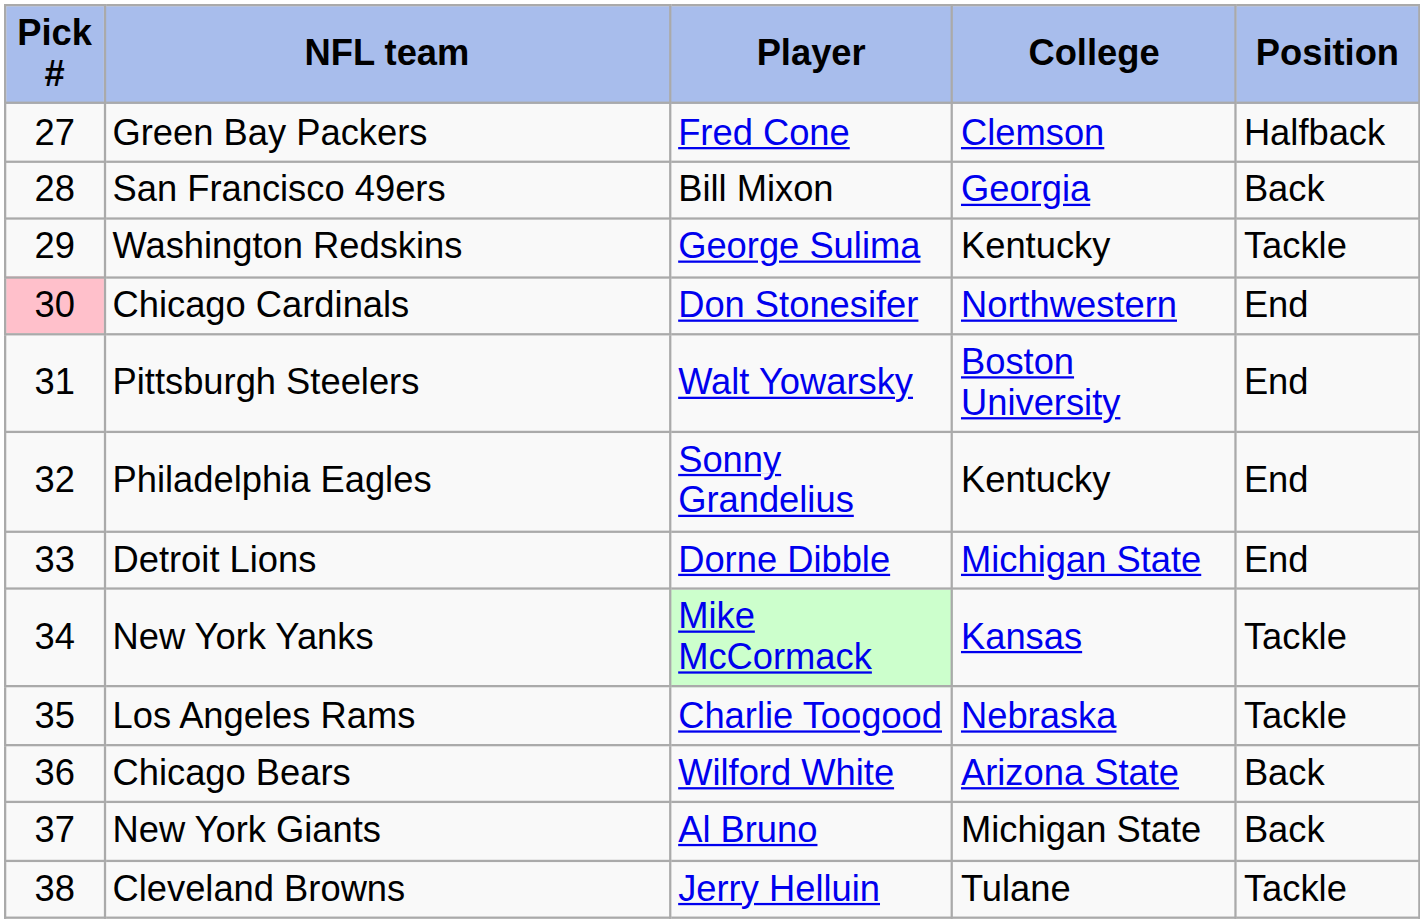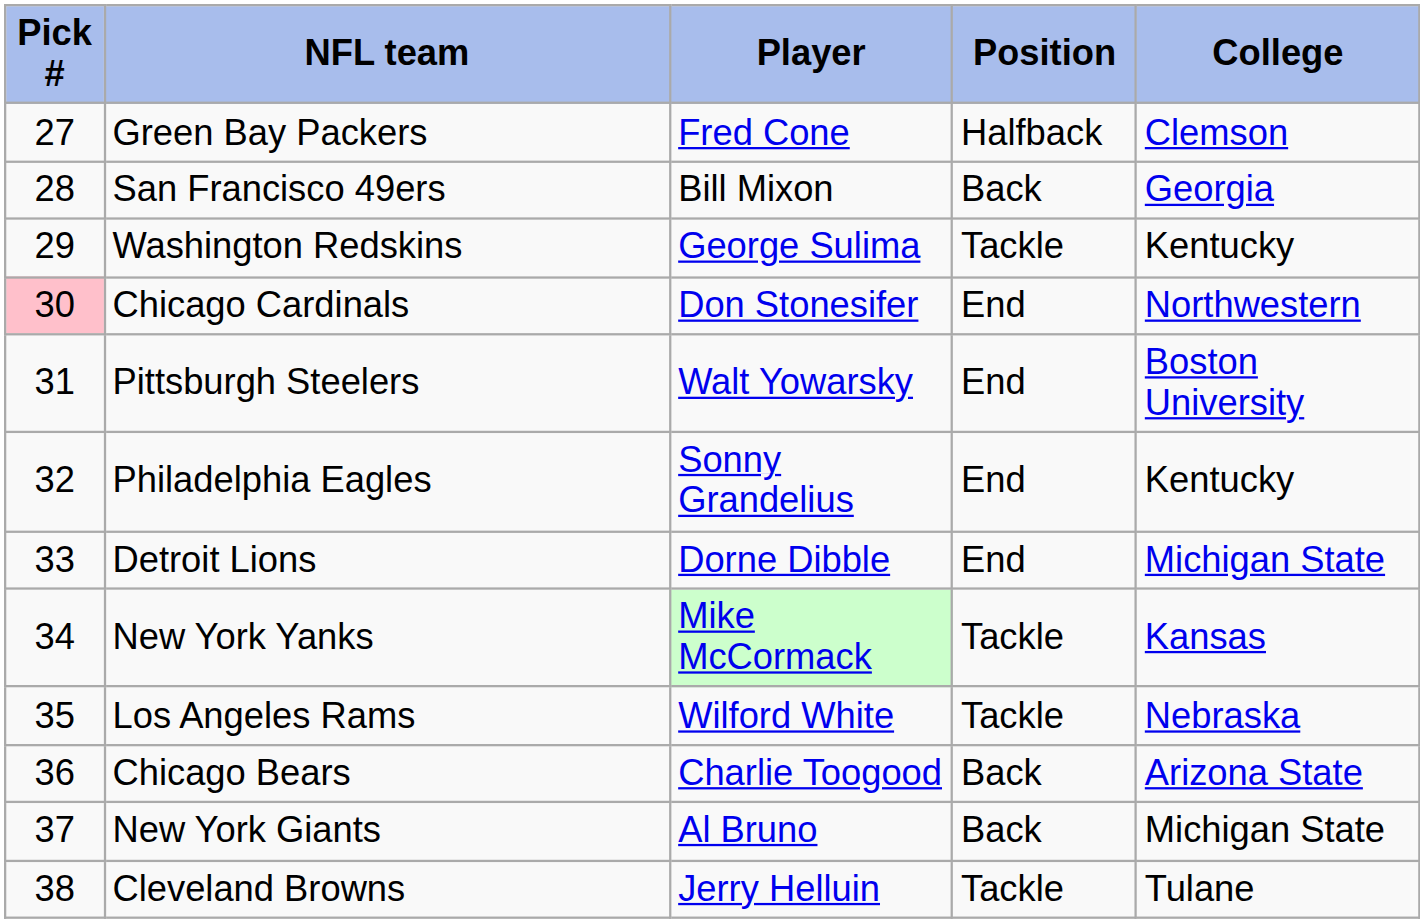columns swapped: (1327, 53) <-> (1094, 53)
(810, 715) Charlie Toogood -> (786, 715) Wilford White
(786, 772) Wilford White -> (810, 772) Charlie Toogood
